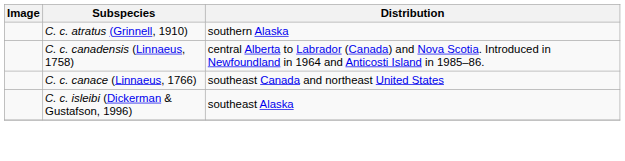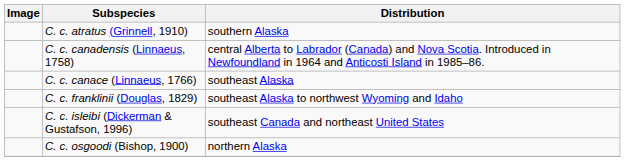(326, 80) southeast Canada and northeast United States -> (251, 80) southeast Alaska
+ row: (121, 98)
(251, 104) southeast Alaska -> (326, 122) southeast Canada and northeast United States
+ row: (117, 147)
